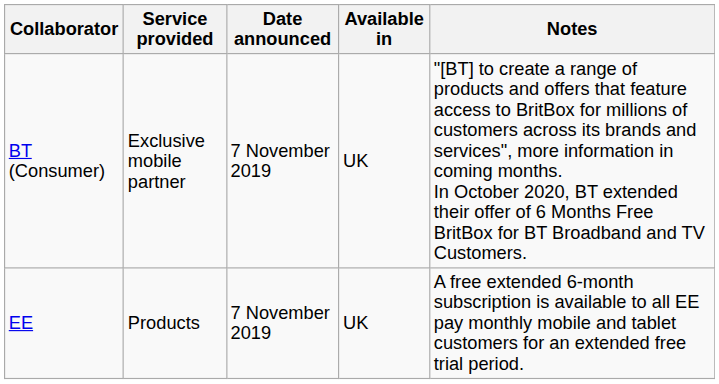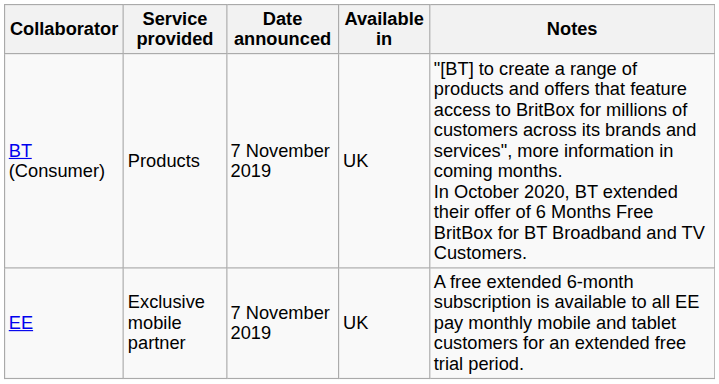(166, 160) Exclusive mobile partner -> (164, 160) Products
(164, 323) Products -> (166, 323) Exclusive mobile partner
